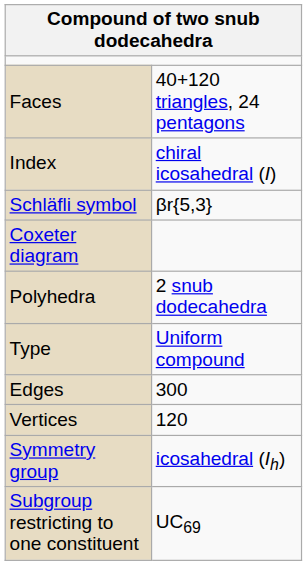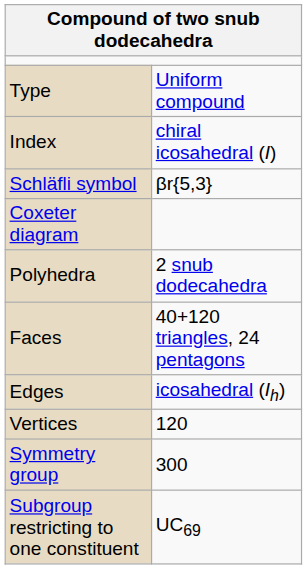rows swapped: (30, 348) <-> (36, 101)
(172, 389) 300 -> (220, 392) icosahedral (Ih)
(220, 461) icosahedral (Ih) -> (172, 464) 300
